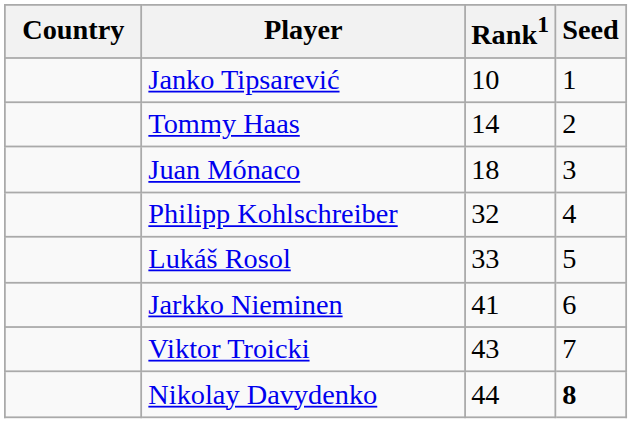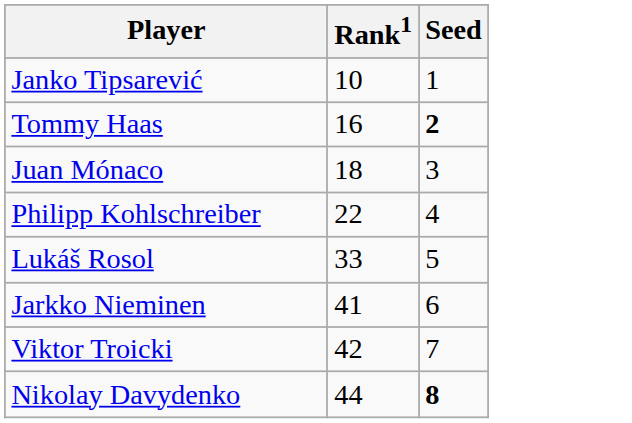- column: (73, 30)
(485, 124) 14 -> (348, 124) 16
(569, 124) normal -> (432, 124) bold
(485, 214) 32 -> (348, 214) 22
(485, 349) 43 -> (348, 349) 42
